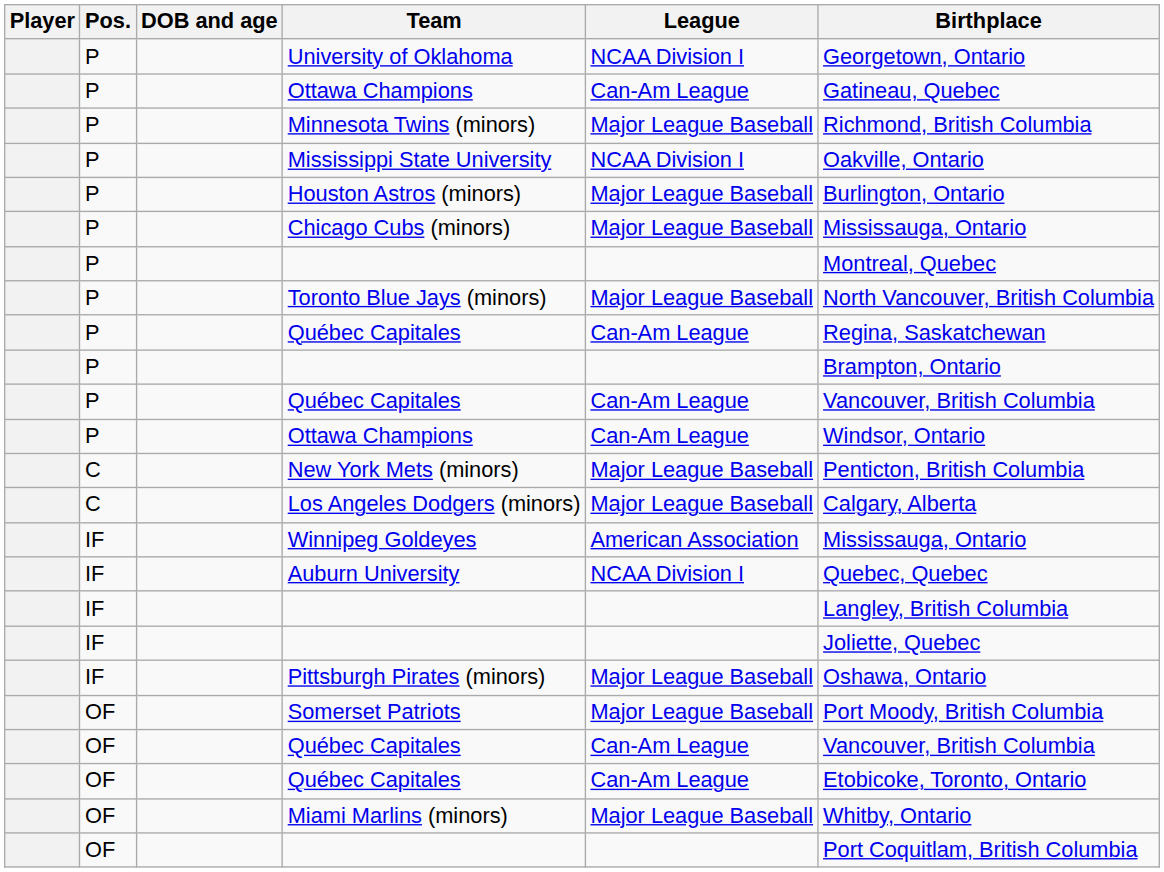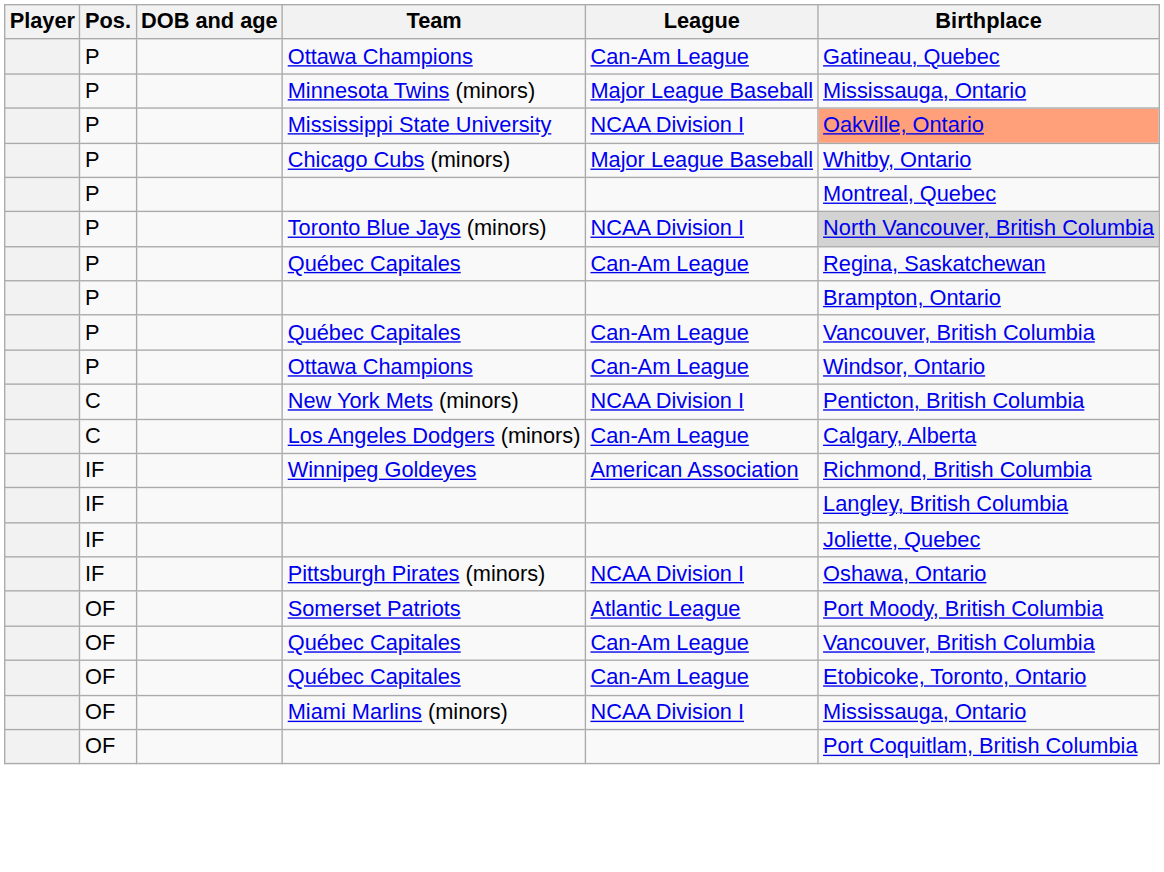- row: (92, 56)
(957, 125) Richmond, British Columbia -> (925, 90) Mississauga, Ontario
(904, 159) no background -> (904, 125) lightsalmon background
- row: (92, 194)
(925, 228) Mississauga, Ontario -> (897, 159) Whitby, Ontario
(702, 297) Major League Baseball -> (667, 228) NCAA Division I
(989, 297) no background -> (989, 228) lightgrey background
(702, 470) Major League Baseball -> (667, 401) NCAA Division I
(702, 504) Major League Baseball -> (670, 435) Can-Am League
(925, 539) Mississauga, Ontario -> (957, 470) Richmond, British Columbia
- row: (95, 573)
(702, 677) Major League Baseball -> (667, 573) NCAA Division I
(702, 711) Major League Baseball -> (665, 608) Atlantic League
(702, 815) Major League Baseball -> (667, 711) NCAA Division I
(897, 815) Whitby, Ontario -> (925, 711) Mississauga, Ontario
